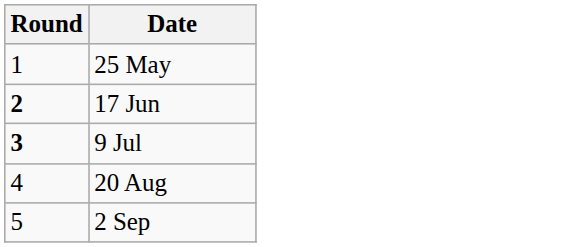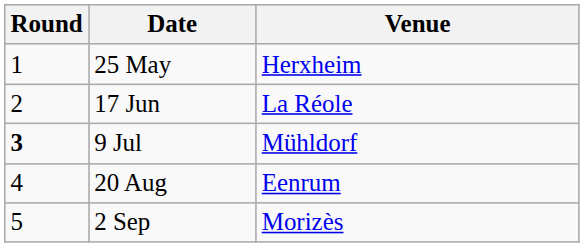+ column: (418, 24)
(17, 103) bold -> (17, 103) normal
